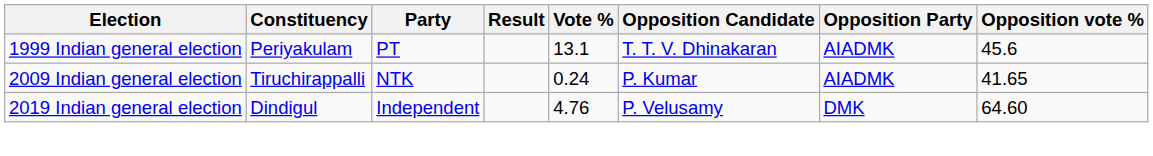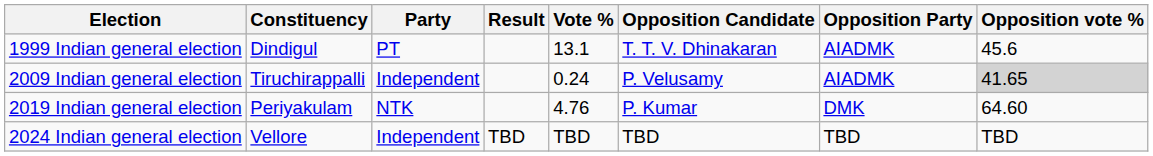(301, 49) Periyakulam -> (284, 49) Dindigul
(395, 78) NTK -> (428, 78) Independent
(660, 78) P. Kumar -> (673, 78) P. Velusamy
(1004, 78) no background -> (1004, 78) lightgrey background
(284, 108) Dindigul -> (301, 108) Periyakulam
(428, 108) Independent -> (395, 108) NTK
(673, 108) P. Velusamy -> (660, 108) P. Kumar
+ row: (125, 137)
